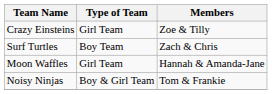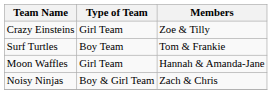(188, 47) Zach & Chris -> (192, 47) Tom & Frankie
(192, 81) Tom & Frankie -> (188, 81) Zach & Chris
